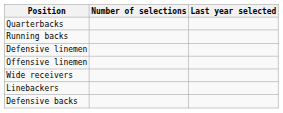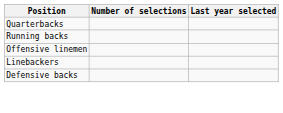- row: (47, 50)
- row: (40, 75)
